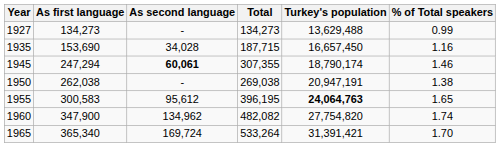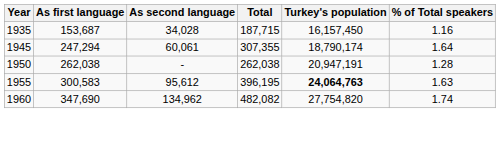- row: (19, 30)
(80, 47) 153,690 -> (80, 30) 153,687
(336, 47) 16,657,450 -> (336, 30) 16,157,450
(182, 64) bold -> (182, 47) normal
(442, 64) 1.46 -> (442, 47) 1.64
(260, 82) 269,038 -> (260, 64) 262,038
(442, 82) 1.38 -> (442, 64) 1.28
(442, 99) 1.65 -> (442, 82) 1.63
(80, 116) 347,900 -> (80, 99) 347,690
- row: (19, 133)
